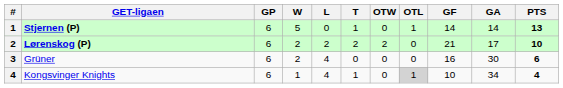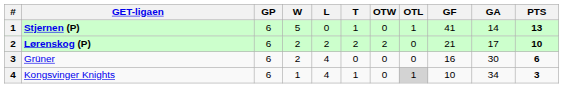(450, 28) 14 -> (450, 28) 41
(537, 75) 4 -> (537, 75) 3
